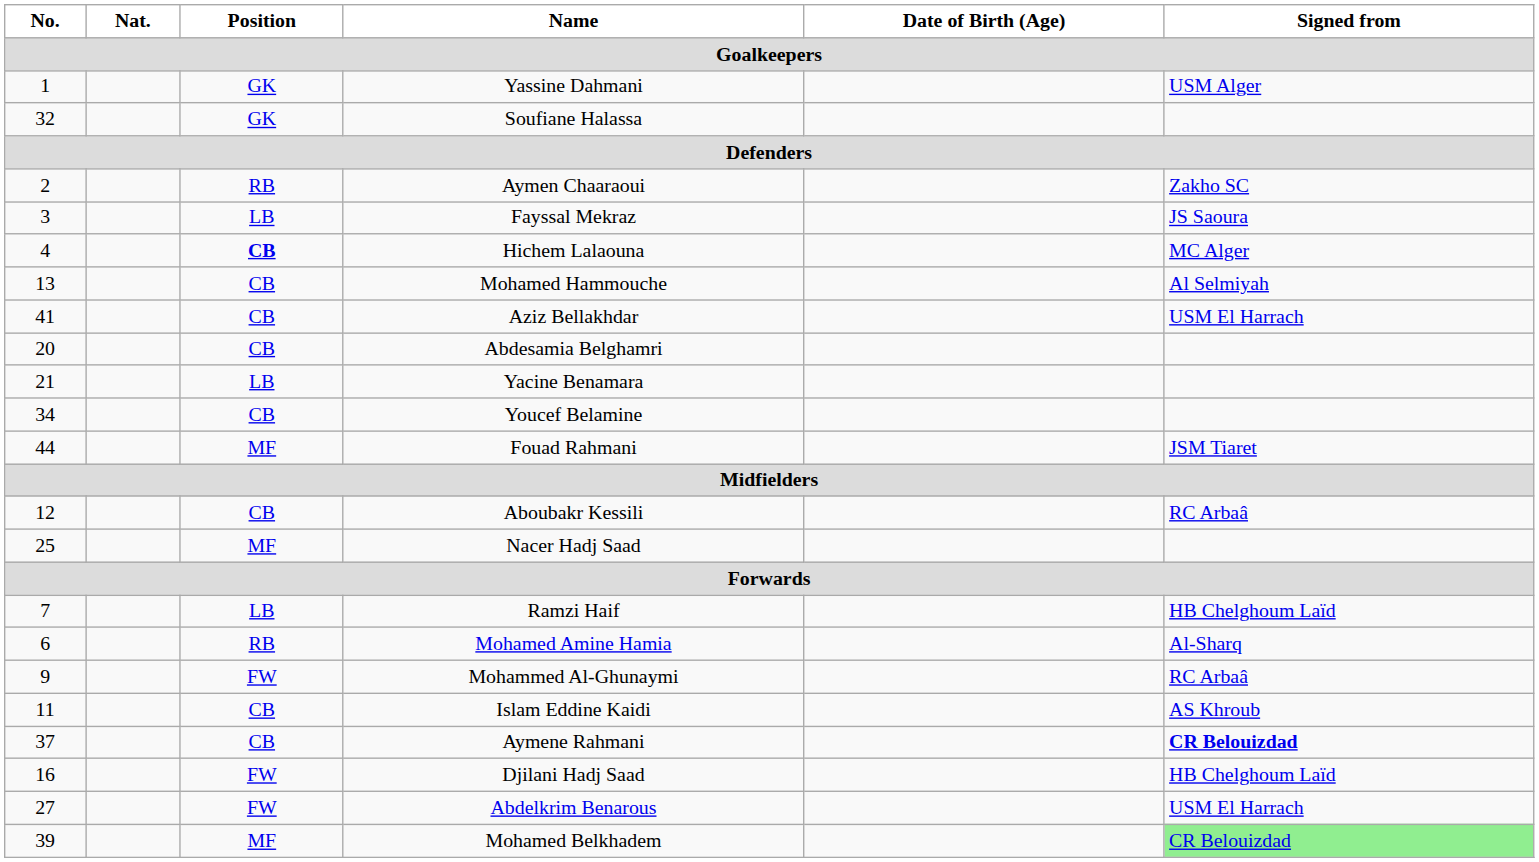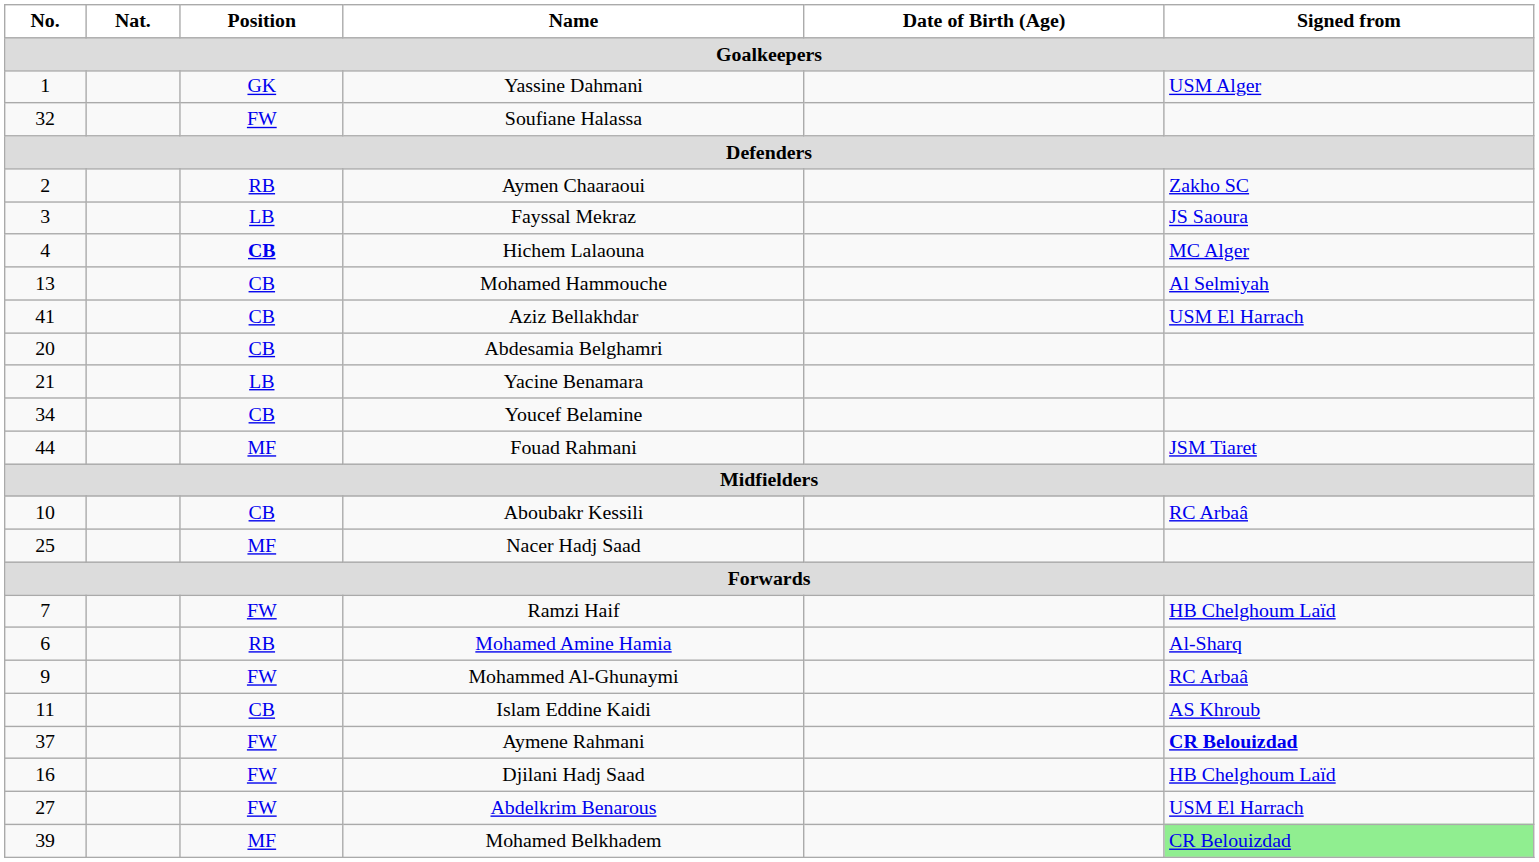(262, 119) GK -> (262, 119) FW
(45, 512) 12 -> (45, 512) 10
(262, 611) LB -> (262, 611) FW
(262, 742) CB -> (262, 742) FW
